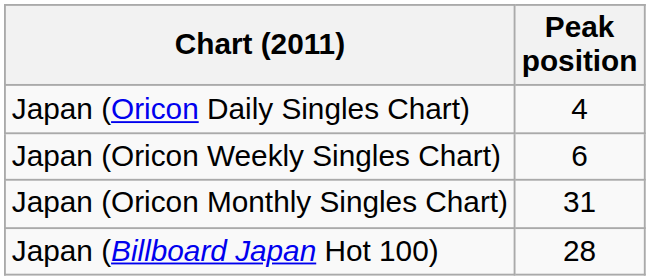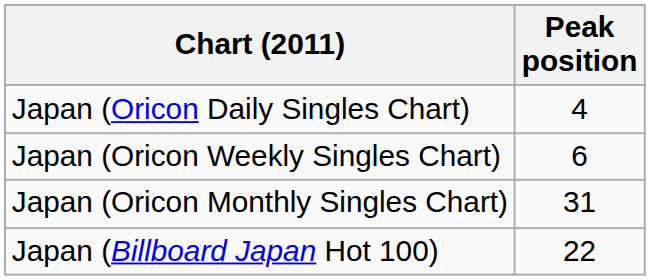(580, 250) 28 -> (580, 250) 22
